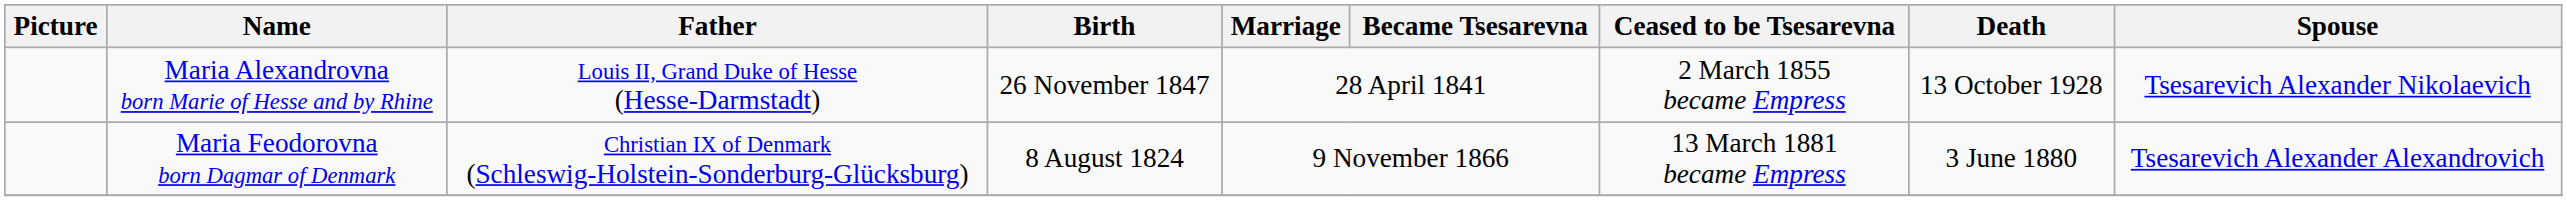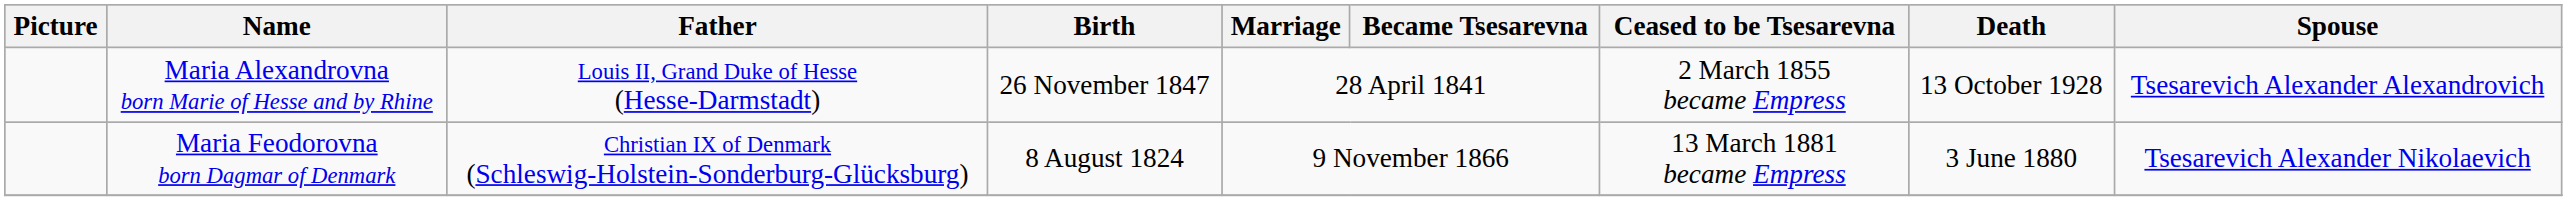(2338, 84) Tsesarevich Alexander Nikolaevich -> (2338, 84) Tsesarevich Alexander Alexandrovich
(2338, 158) Tsesarevich Alexander Alexandrovich -> (2338, 158) Tsesarevich Alexander Nikolaevich
